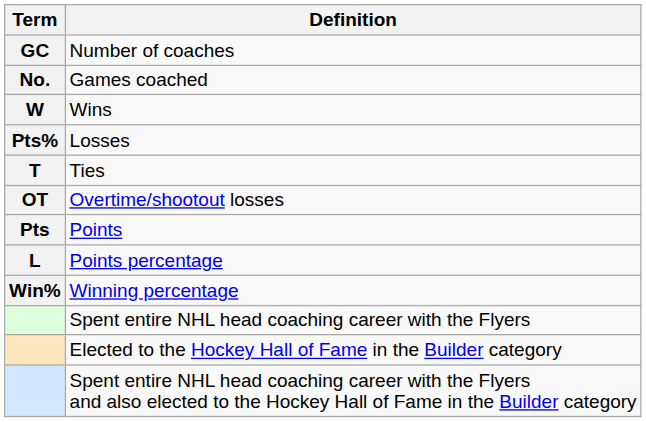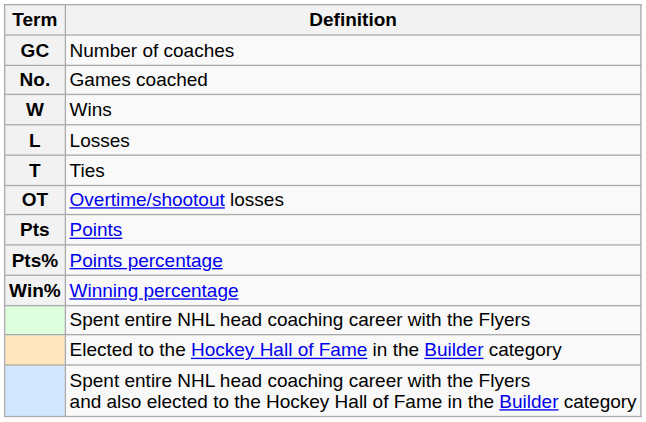(35, 140) Pts% -> (35, 140) L
(35, 260) L -> (35, 260) Pts%
